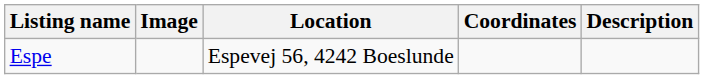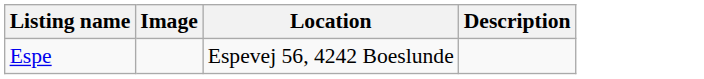- column: (520, 21)
